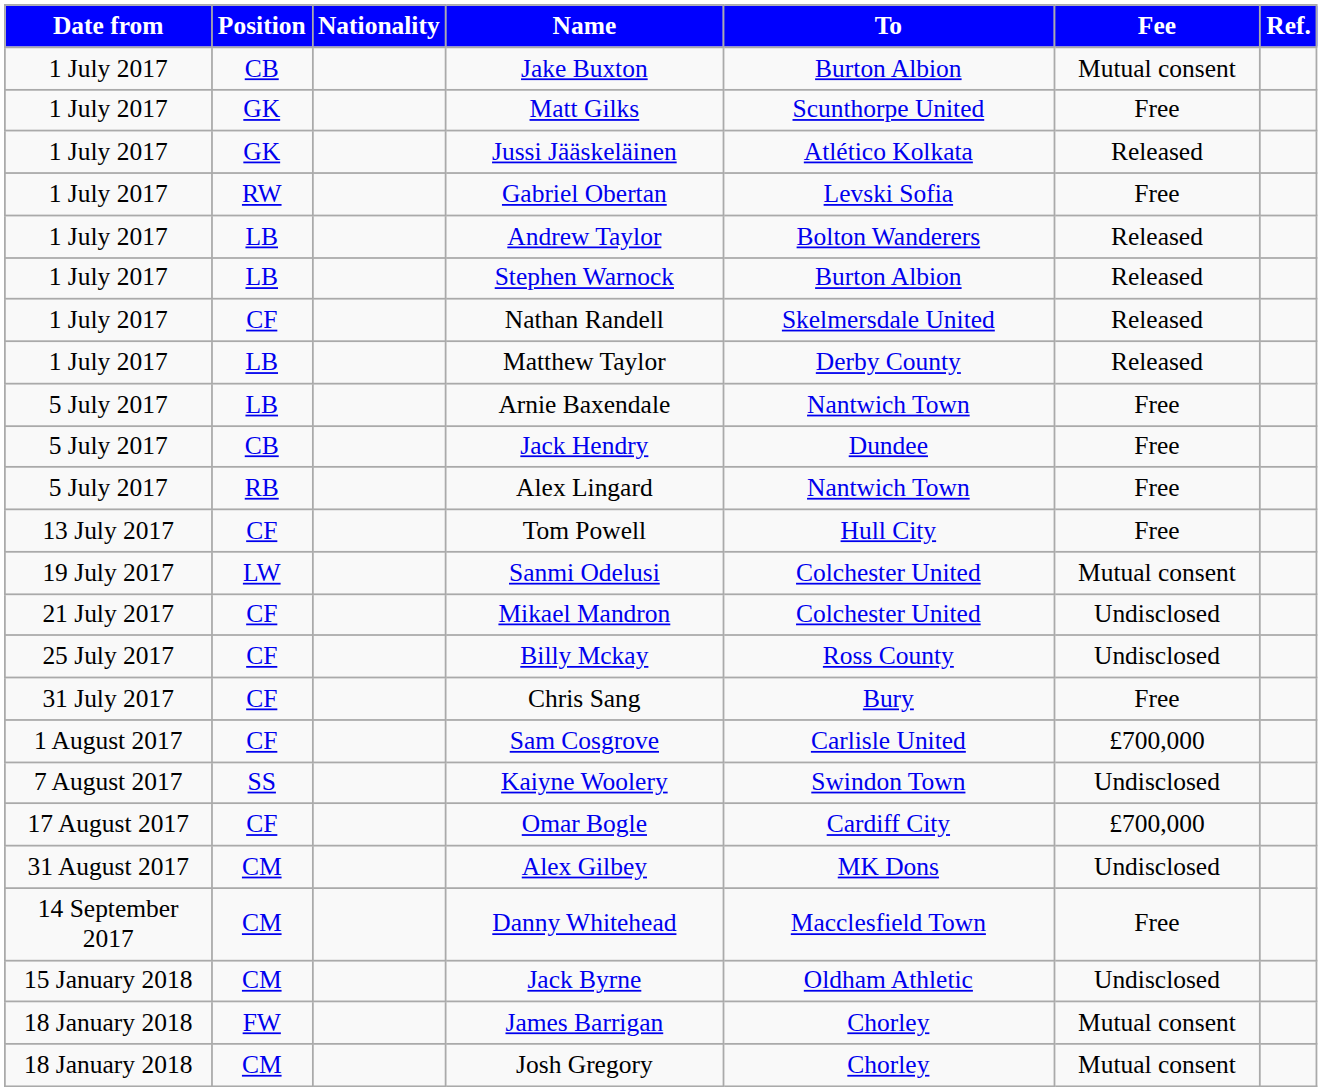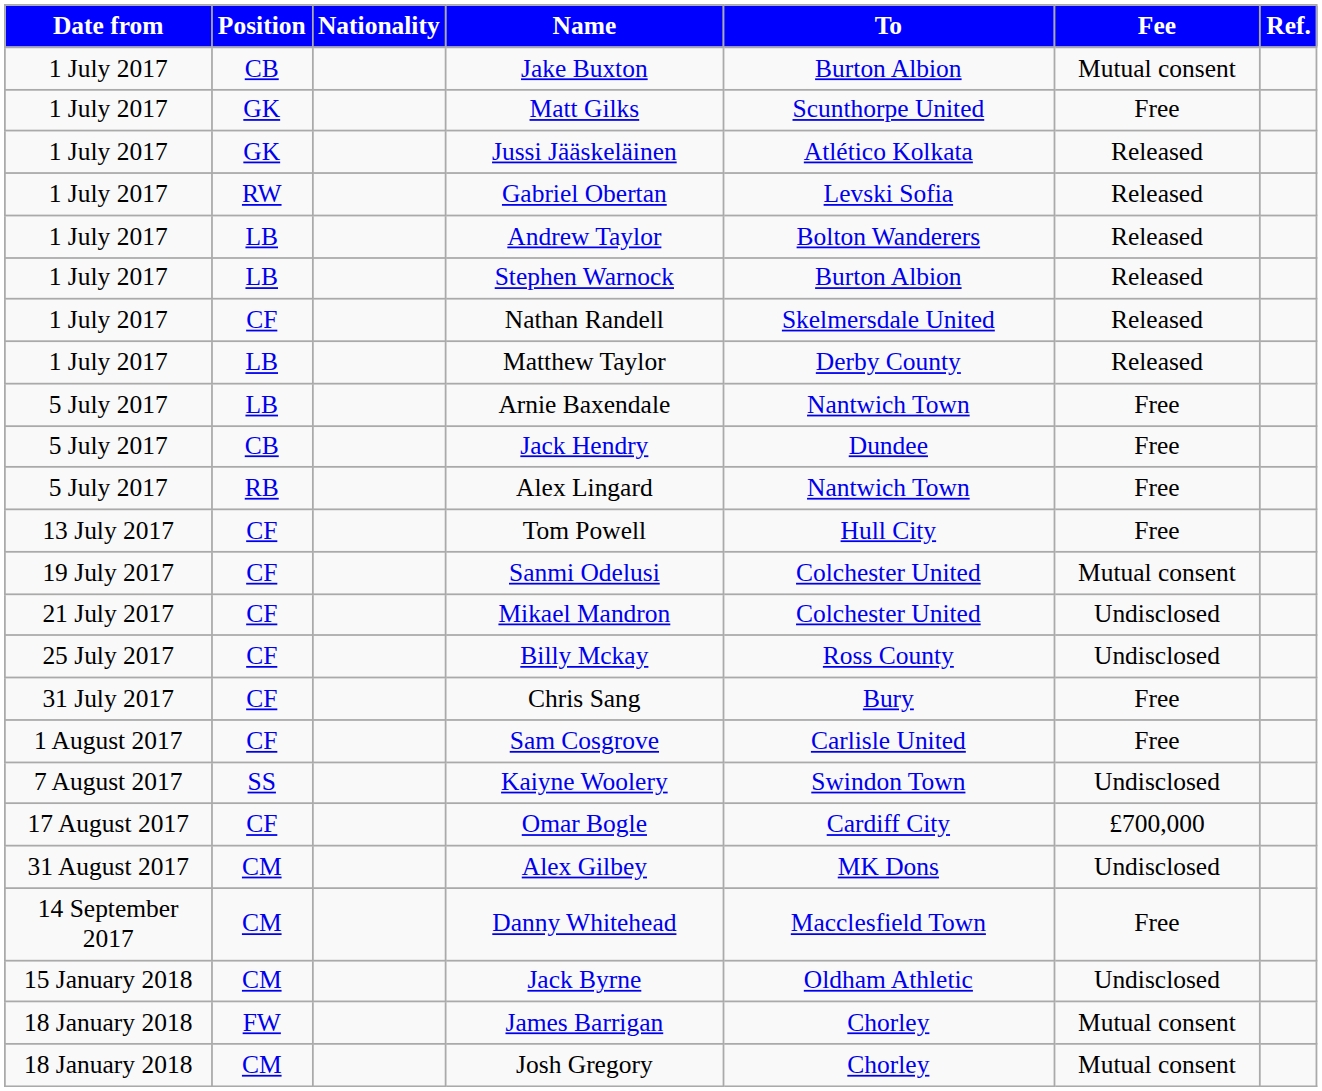(1157, 194) Free -> (1157, 194) Released
(262, 572) LW -> (262, 572) CF
(1157, 740) £700,000 -> (1157, 740) Free
